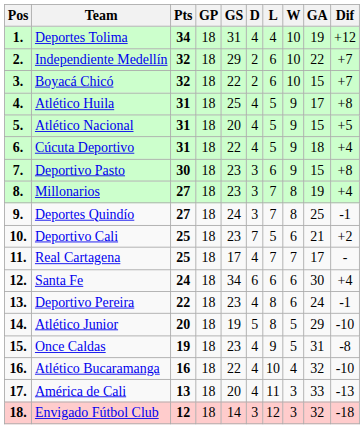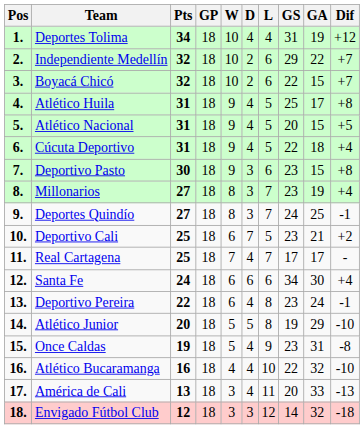columns swapped: (293, 15) <-> (234, 15)
